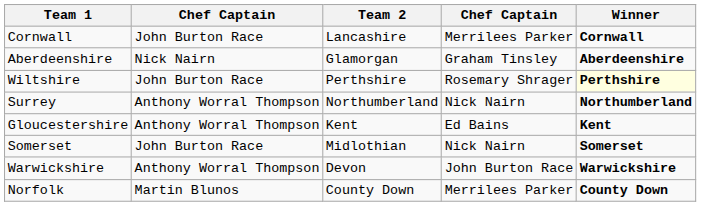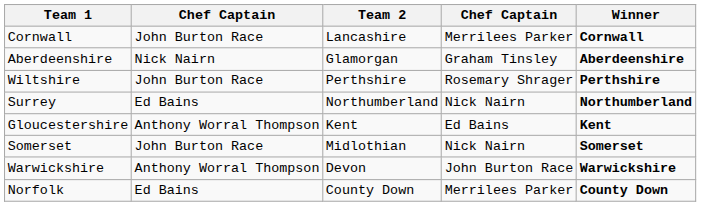(620, 81) lightyellow background -> (620, 81) no background
(227, 103) Anthony Worral Thompson -> (167, 103) Ed Bains
(187, 190) Martin Blunos -> (167, 190) Ed Bains
